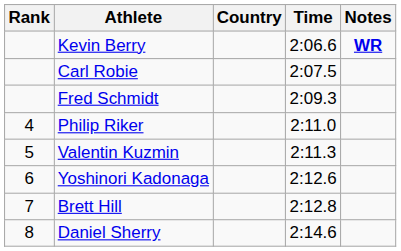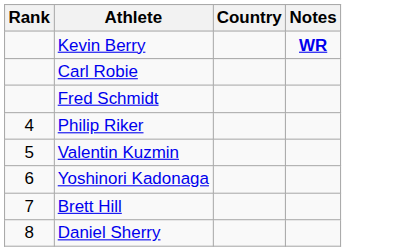- column: (313, 17)
